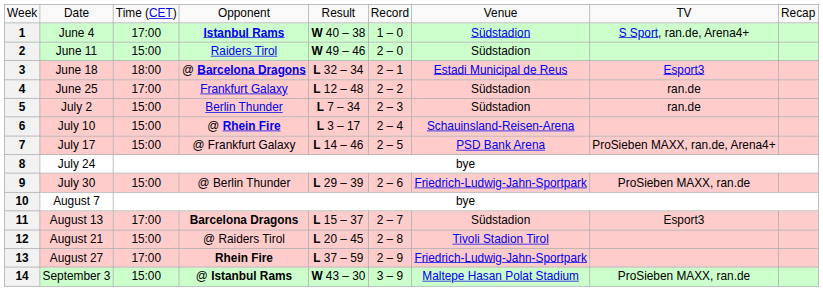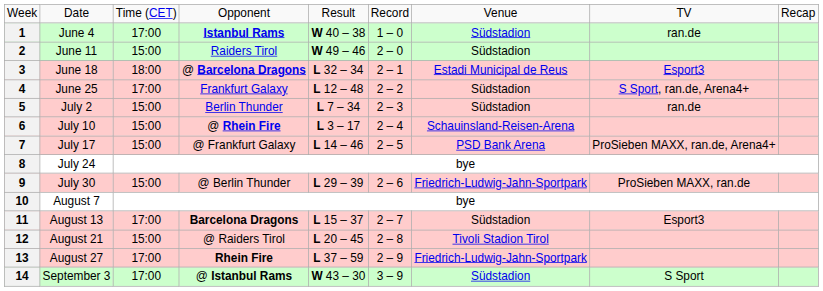(684, 32) S Sport, ran.de, Arena4+ -> (684, 32) ran.de
(684, 88) ran.de -> (684, 88) S Sport, ran.de, Arena4+
(146, 276) 15:00 -> (146, 276) 17:00
(501, 276) Maltepe Hasan Polat Stadium -> (501, 276) Südstadion
(684, 276) ProSieben MAXX, ran.de -> (684, 276) S Sport
